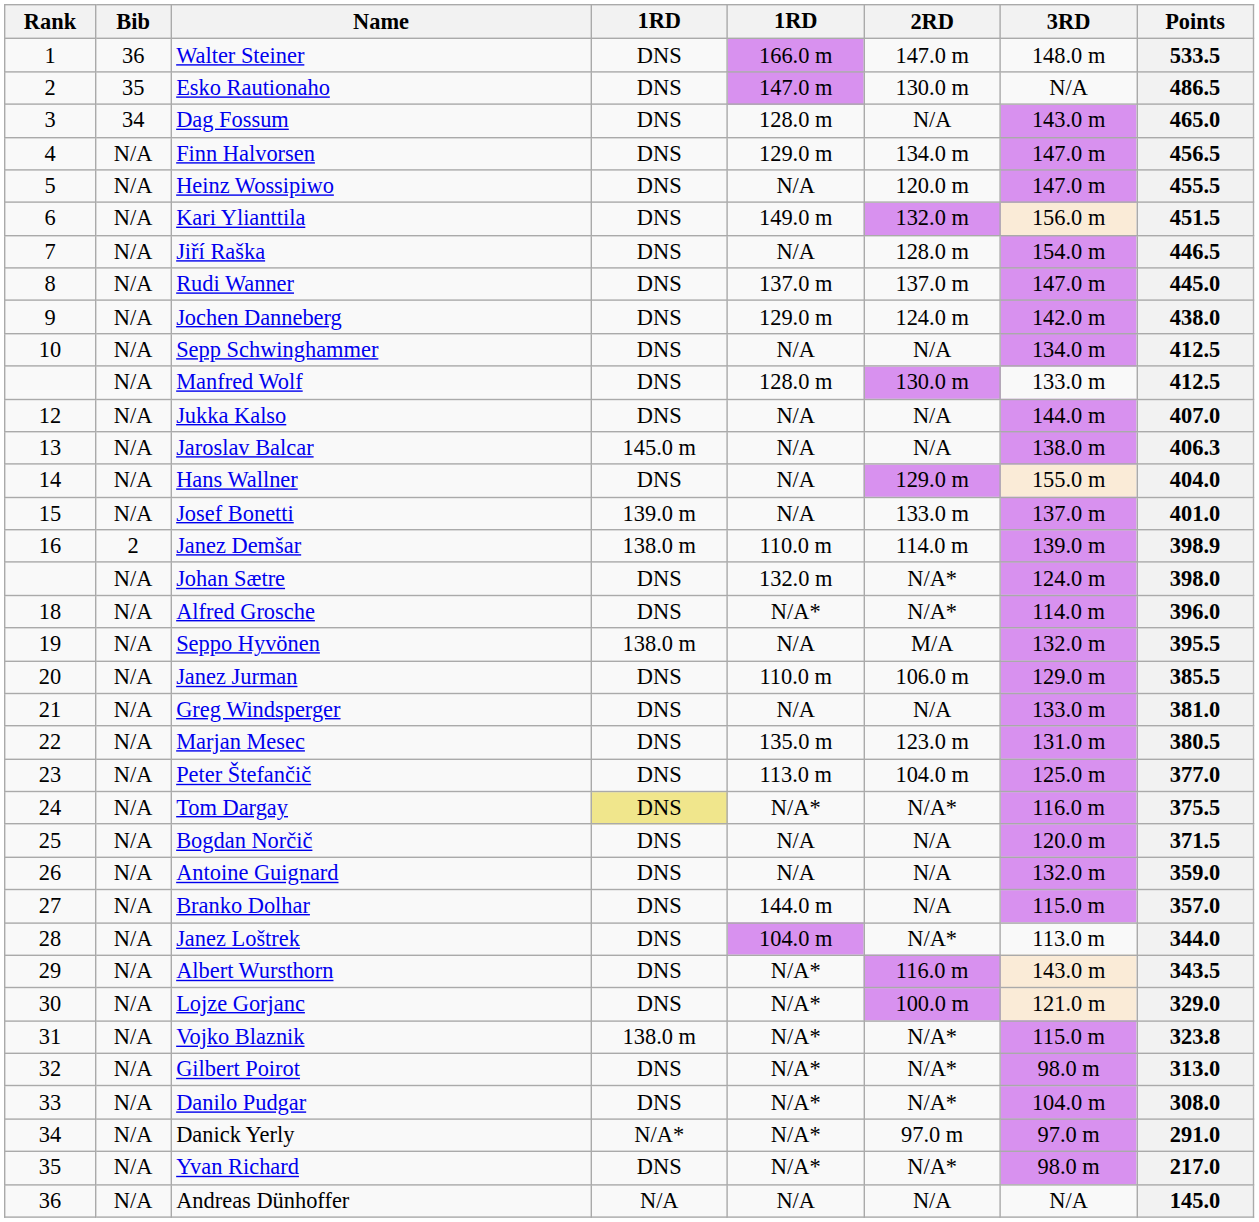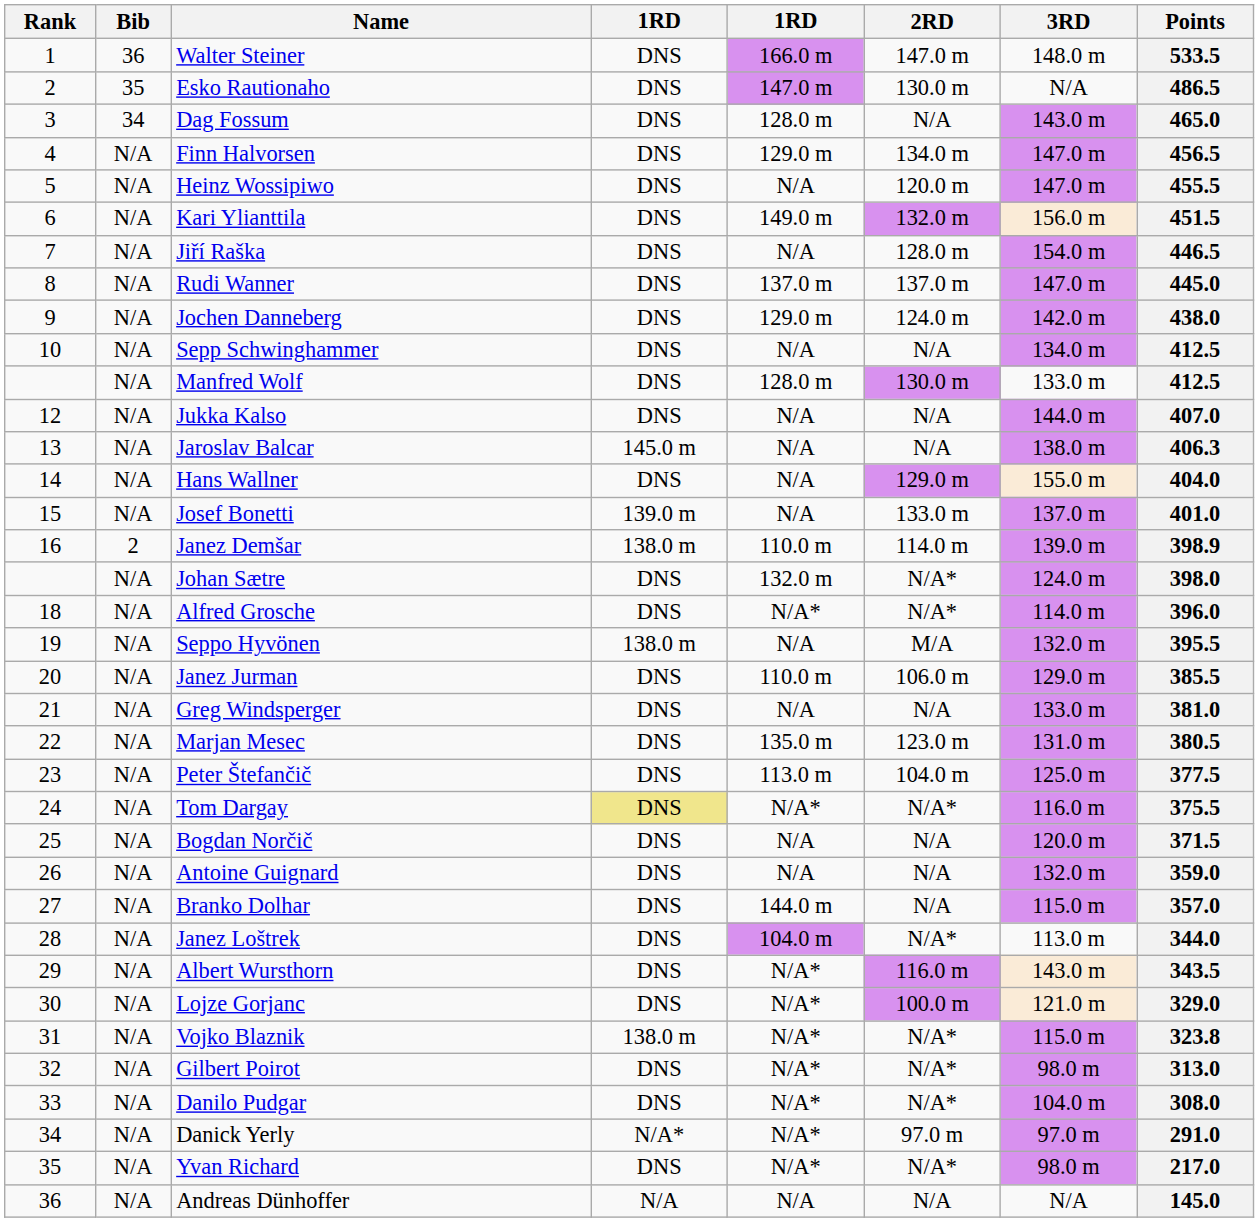(1195, 774) 377.0 -> (1195, 774) 377.5
